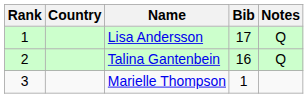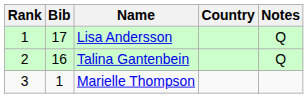columns swapped: (244, 15) <-> (75, 15)
